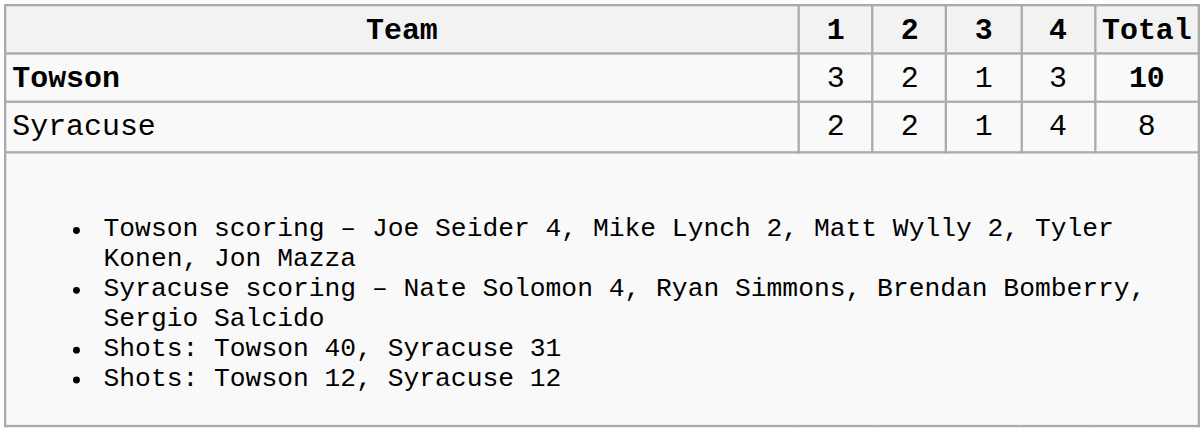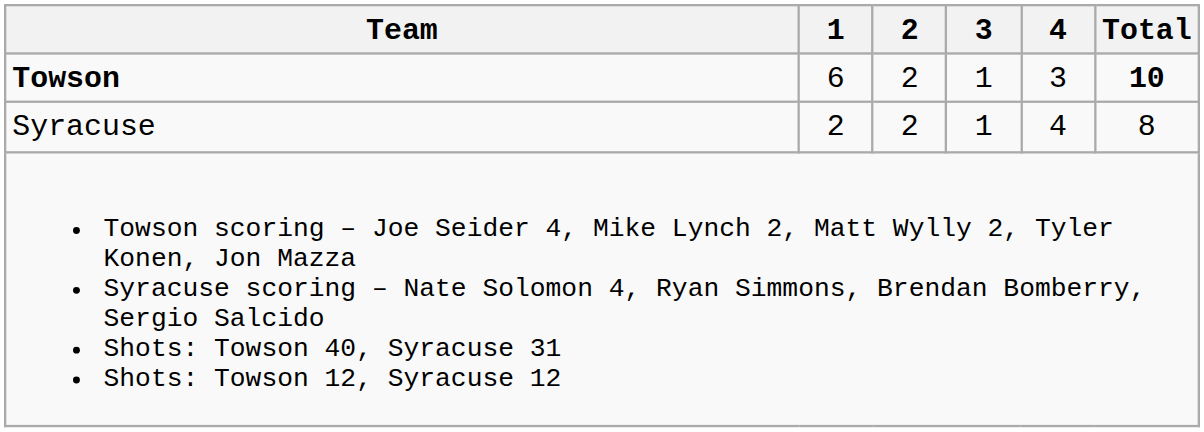(836, 78) 3 -> (836, 78) 6
